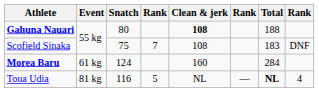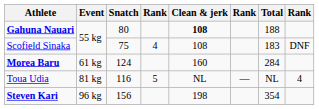(155, 46) 7 -> (155, 46) 4
(272, 79) bold -> (272, 79) normal
+ row: (32, 96)
